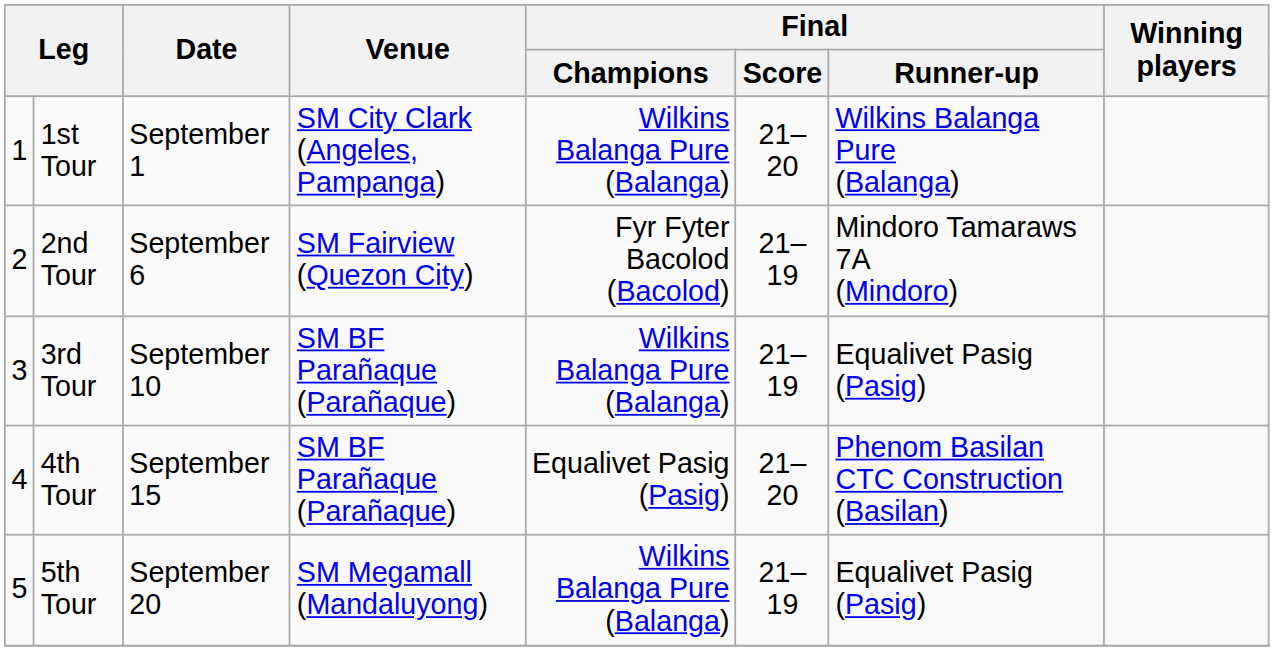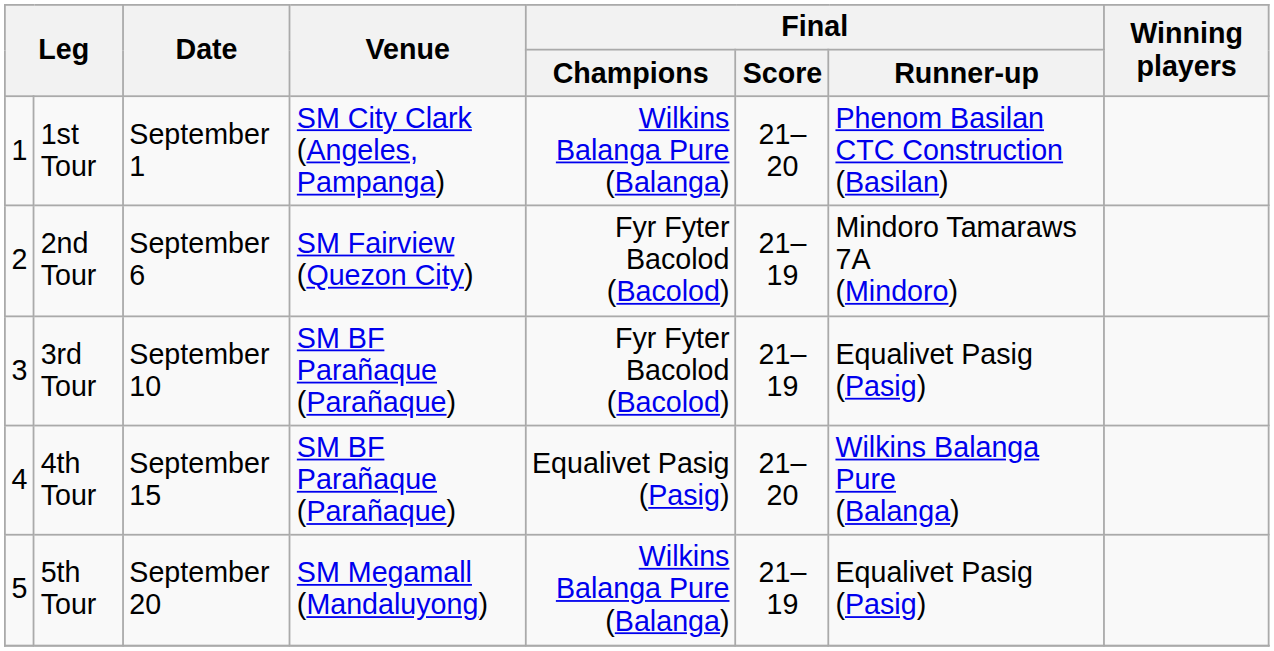(937, 150) Wilkins Balanga Pure (Balanga) -> (949, 150) Phenom Basilan CTC Construction (Basilan)
(643, 369) Wilkins Balanga Pure (Balanga) -> (668, 369) Fyr Fyter Bacolod (Bacolod)
(949, 479) Phenom Basilan CTC Construction (Basilan) -> (937, 479) Wilkins Balanga Pure (Balanga)
